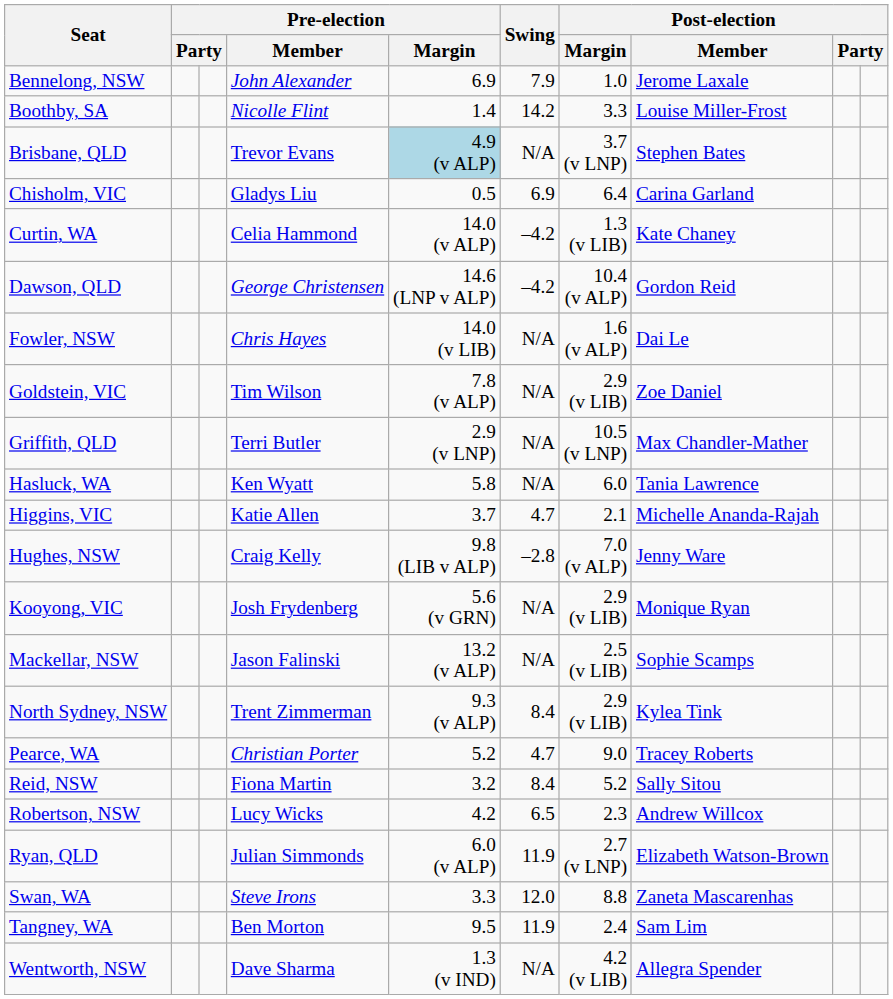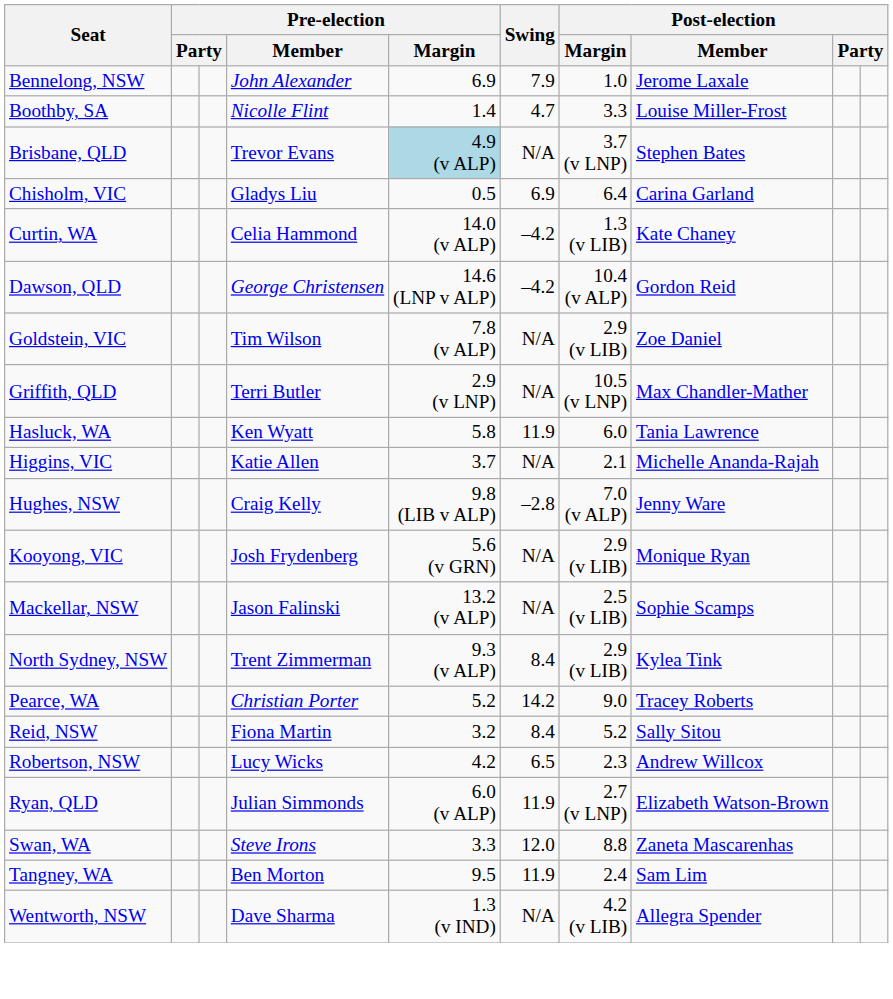(538, 111) 14.2 -> (543, 111) 4.7
- row: (62, 338)
(538, 484) N/A -> (538, 432) 11.9
(543, 514) 4.7 -> (538, 462) N/A
(543, 753) 4.7 -> (538, 701) 14.2
